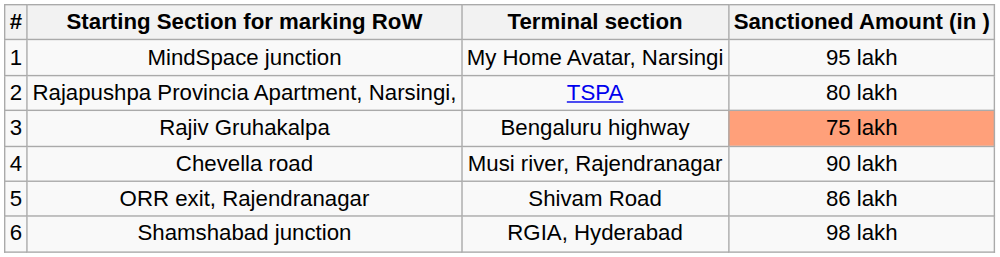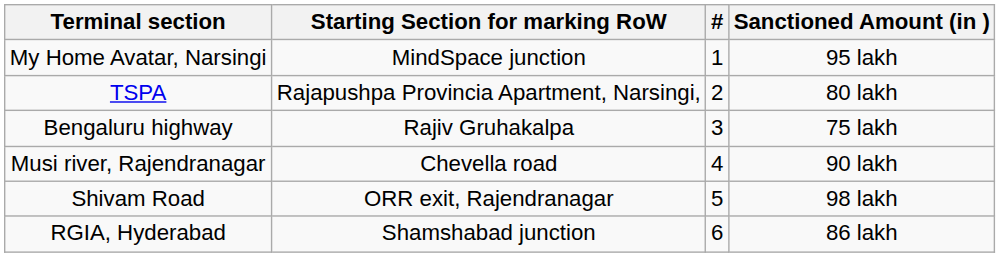columns swapped: (16, 22) <-> (595, 22)
(862, 127) lightsalmon background -> (862, 127) no background
(862, 198) 86 lakh -> (862, 198) 98 lakh
(862, 233) 98 lakh -> (862, 233) 86 lakh
